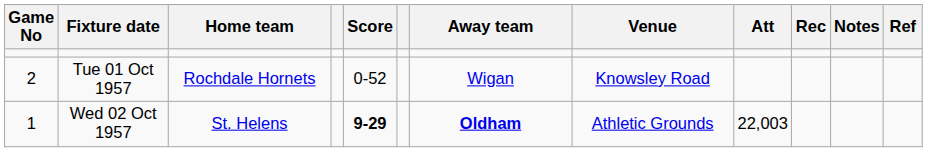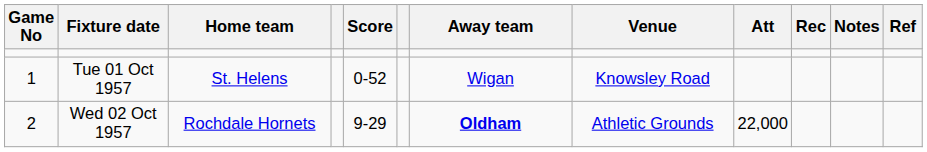(31, 79) 2 -> (31, 79) 1
(250, 79) Rochdale Hornets -> (250, 79) St. Helens
(31, 123) 1 -> (31, 123) 2
(250, 123) St. Helens -> (250, 123) Rochdale Hornets
(370, 123) bold -> (370, 123) normal
(763, 123) 22,003 -> (763, 123) 22,000
